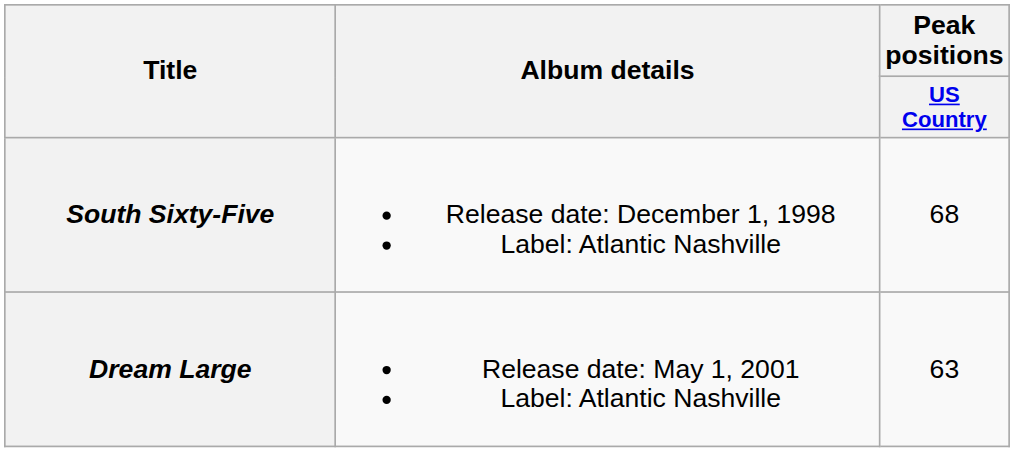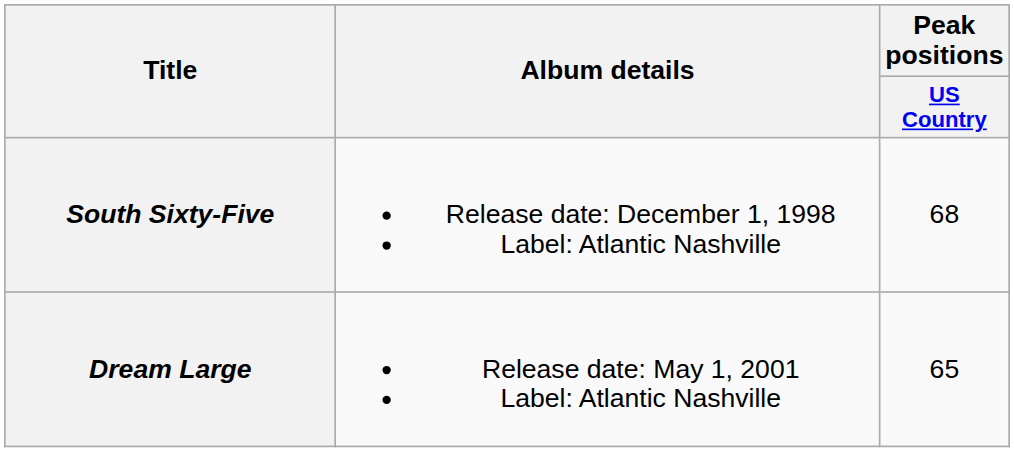(944, 369) 63 -> (944, 369) 65
